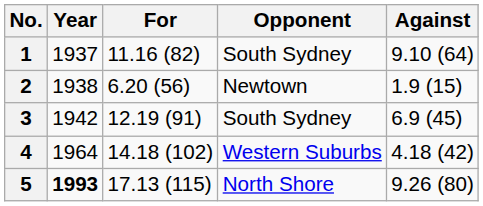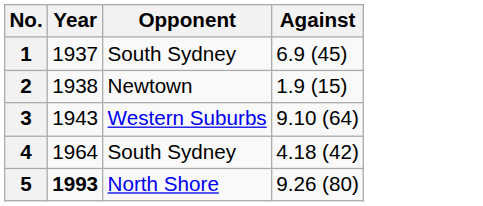- column: (160, 20)
(433, 53) 9.10 (64) -> (312, 53) 6.9 (45)
(75, 119) 1942 -> (75, 119) 1943
(287, 119) South Sydney -> (187, 119) Western Suburbs
(427, 119) 6.9 (45) -> (318, 119) 9.10 (64)
(302, 151) Western Suburbs -> (172, 151) South Sydney
